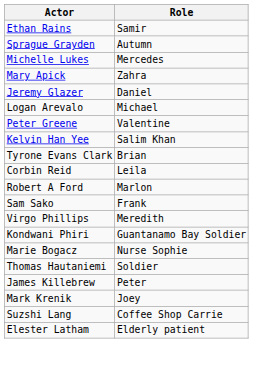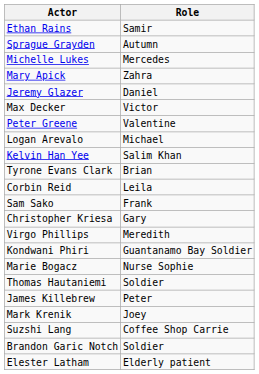+ row: (36, 108)
rows swapped: (42, 124) <-> (45, 108)
- row: (45, 187)
+ row: (60, 219)
+ row: (62, 346)
